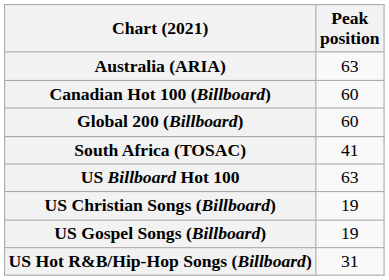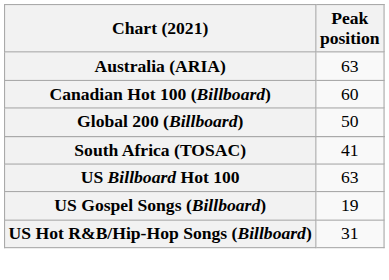(350, 121) 60 -> (350, 121) 50
- row: (160, 205)
